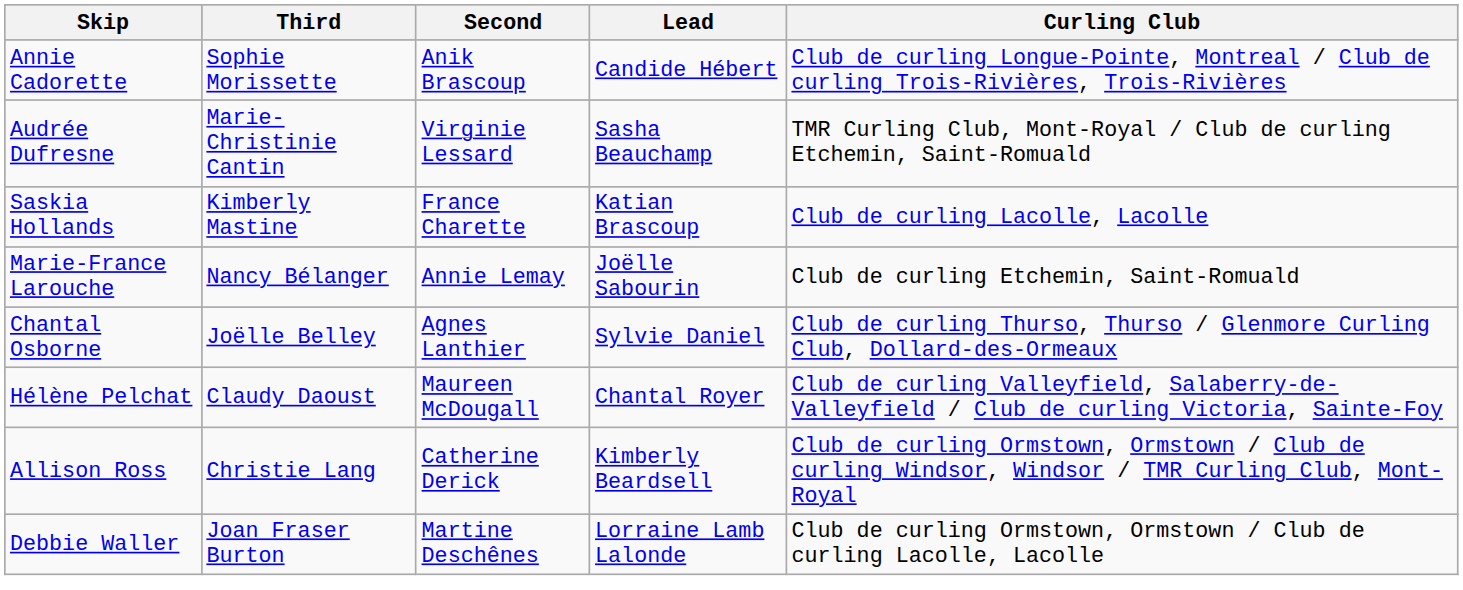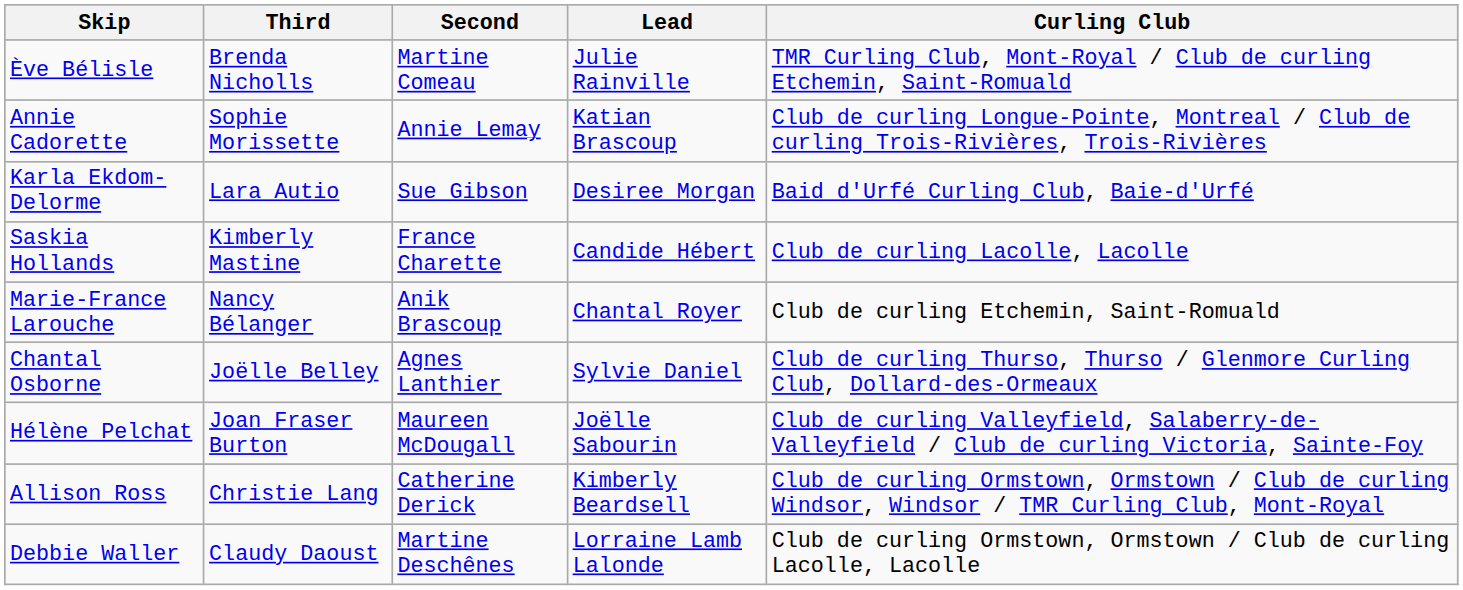+ row: (82, 70)
(474, 70) Anik Brascoup -> (469, 131) Annie Lemay
(686, 70) Candide Hébert -> (625, 131) Katian Brascoup
- row: (62, 143)
+ row: (88, 191)
(647, 216) Katian Brascoup -> (664, 252) Candide Hébert
(493, 277) Annie Lemay -> (450, 312) Anik Brascoup
(647, 277) Joëlle Sabourin -> (657, 312) Chantal Royer
(291, 398) Claudy Daoust -> (281, 433) Joan Fraser Burton
(680, 398) Chantal Royer -> (625, 433) Joëlle Sabourin
(278, 544) Joan Fraser Burton -> (294, 554) Claudy Daoust
